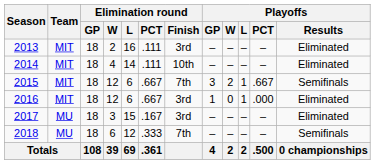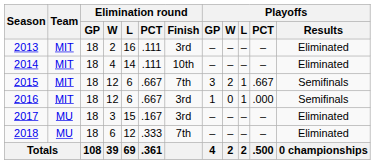(323, 99) Eliminated -> (323, 99) Semifinals
(323, 133) Semifinals -> (323, 133) Eliminated
